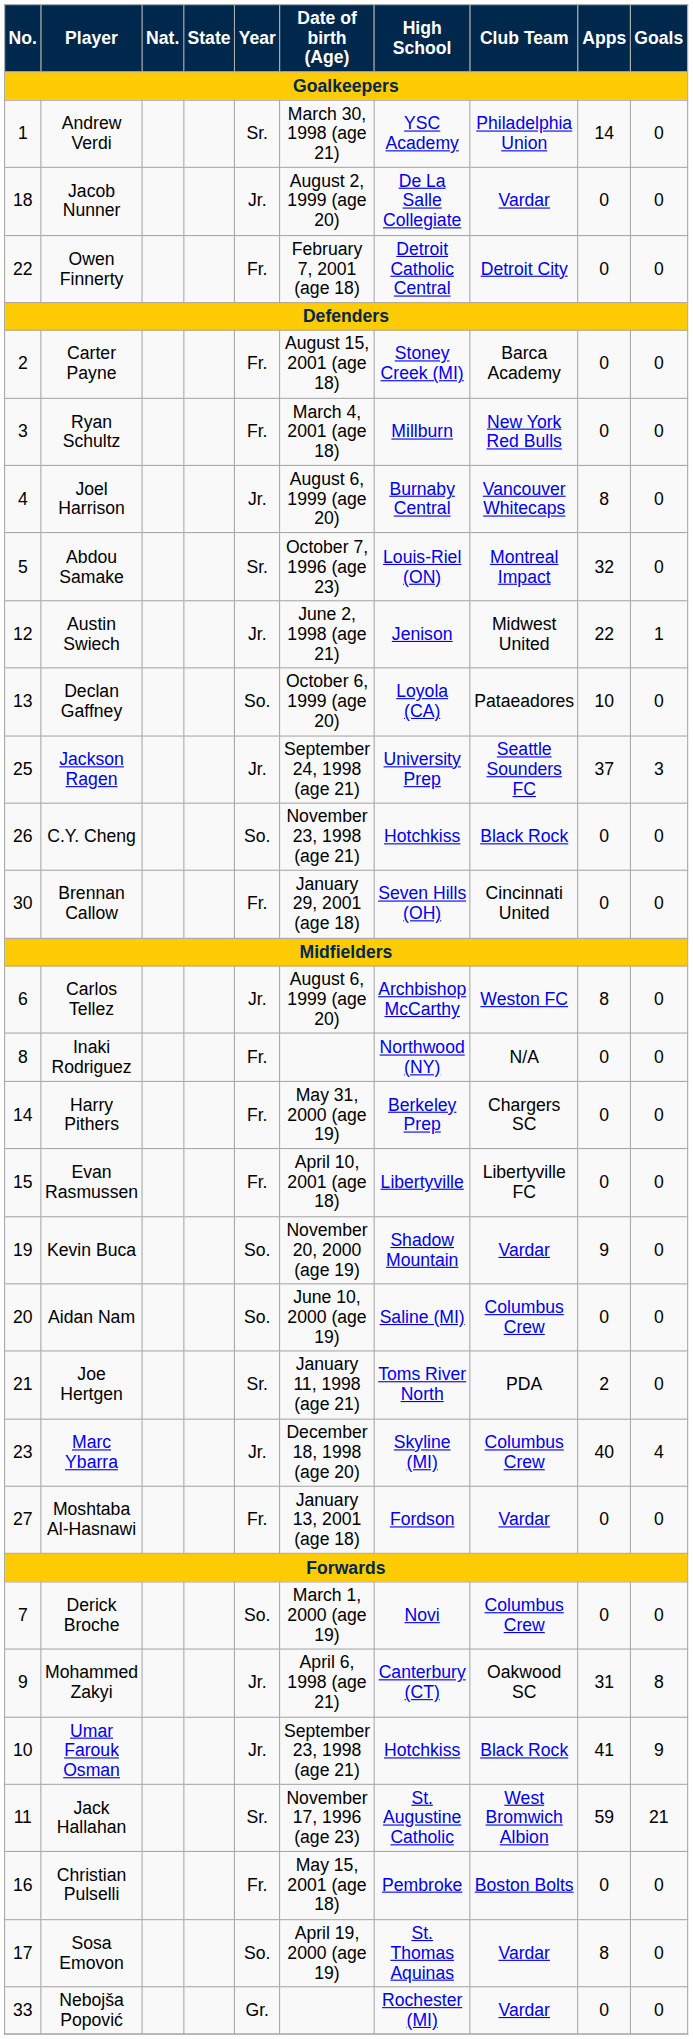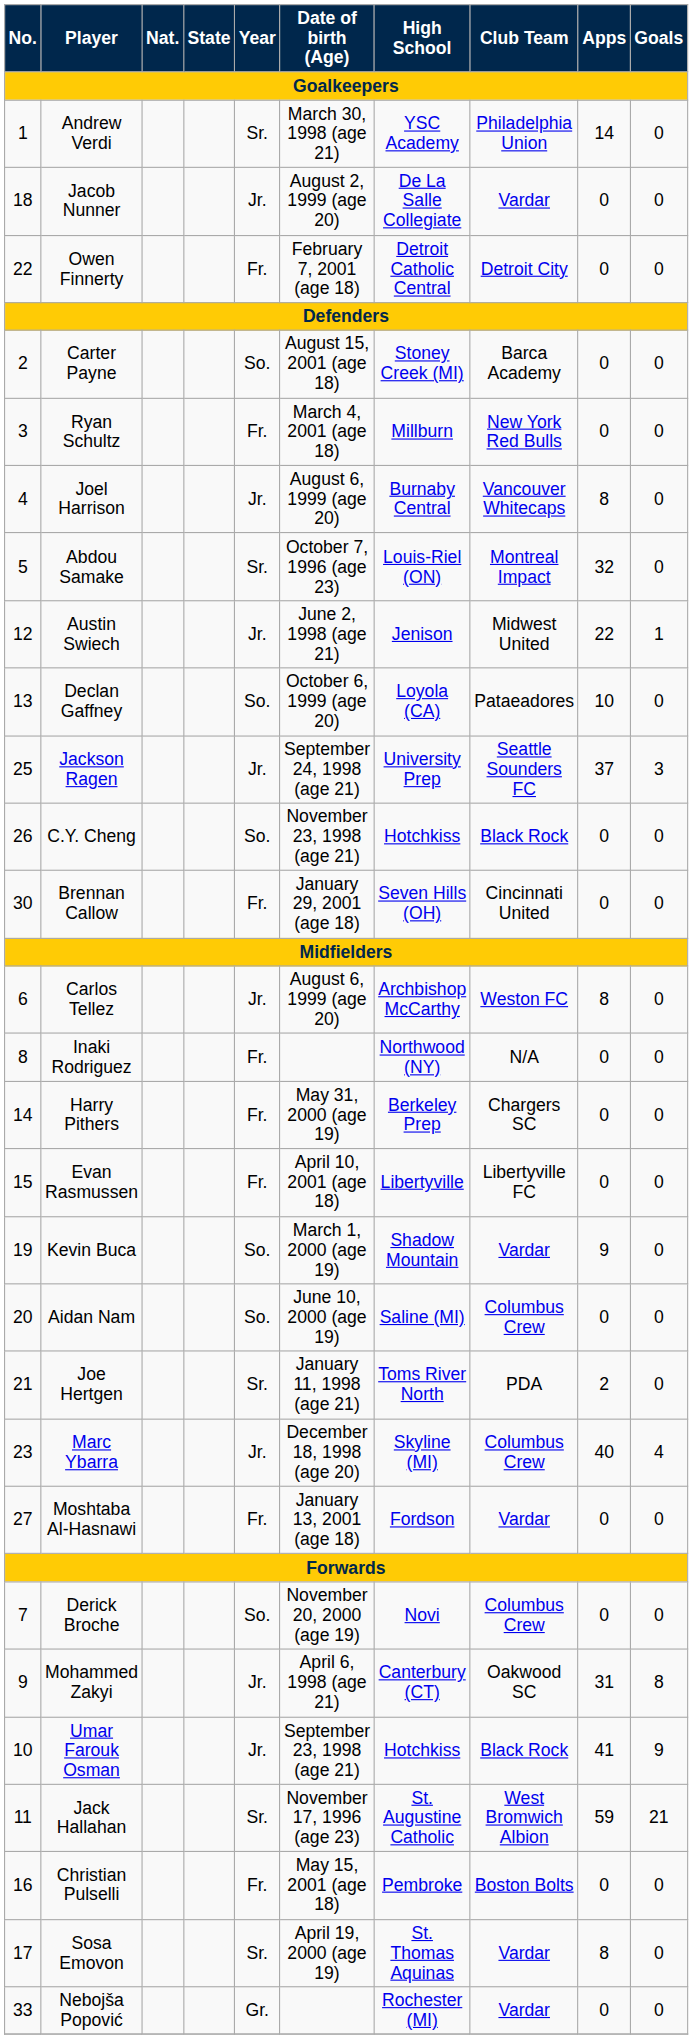(257, 364) Fr. -> (257, 364) So.
(327, 1249) November 20, 2000 (age 19) -> (327, 1249) March 1, 2000 (age 19)
(327, 1615) March 1, 2000 (age 19) -> (327, 1615) November 20, 2000 (age 19)
(257, 1952) So. -> (257, 1952) Sr.
